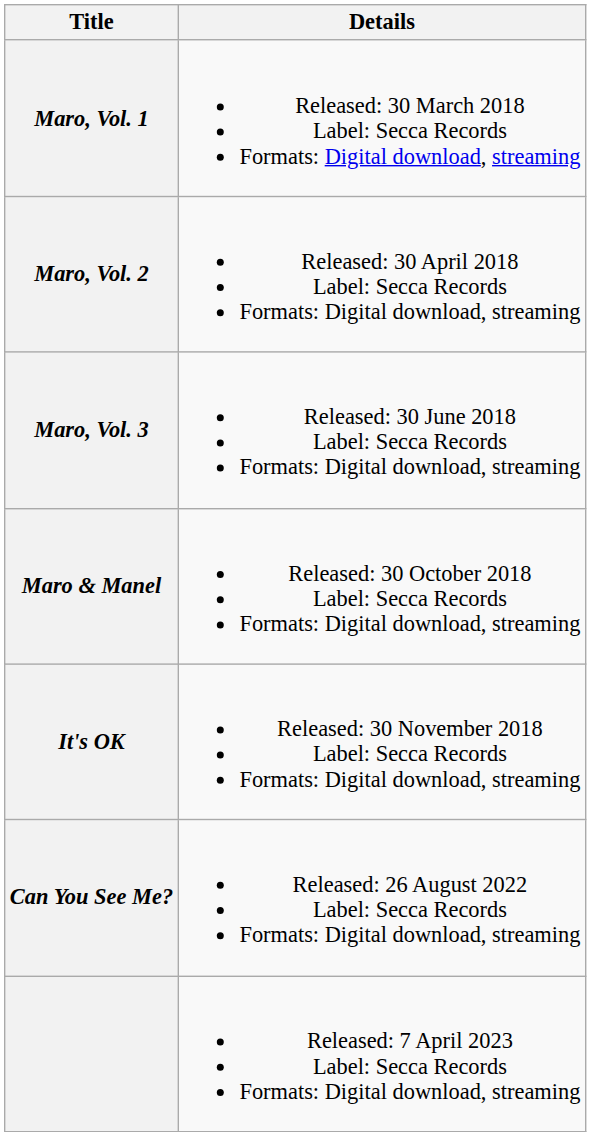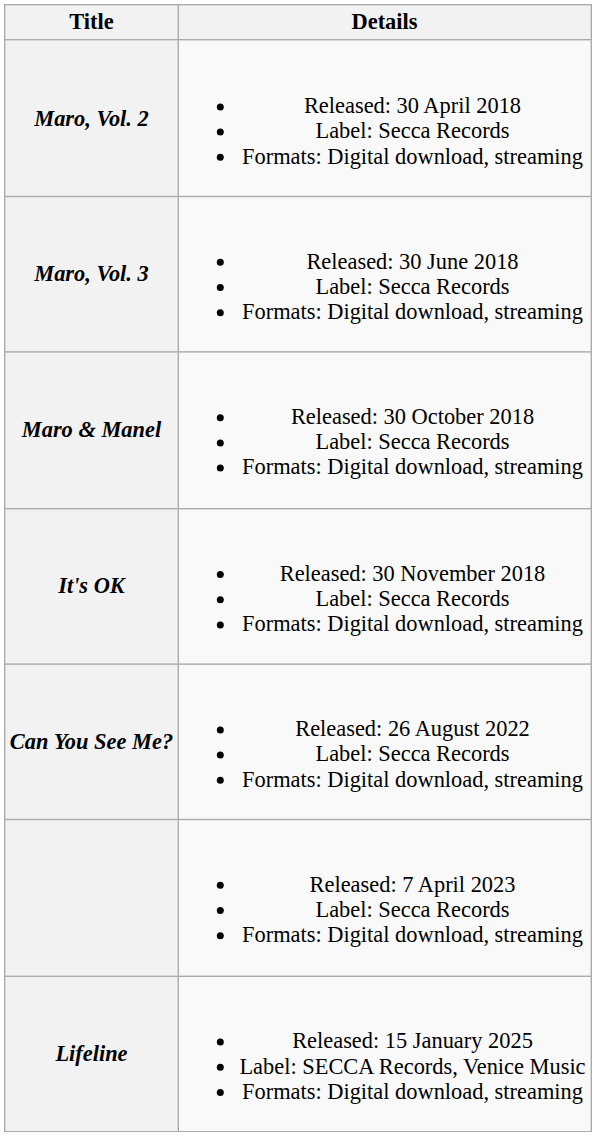- row: (91, 117)
+ row: (91, 1053)
